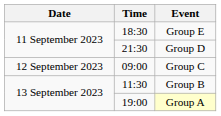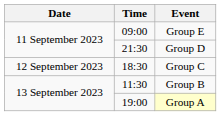(135, 31) 18:30 -> (135, 31) 09:00
(135, 66) 09:00 -> (135, 66) 18:30
